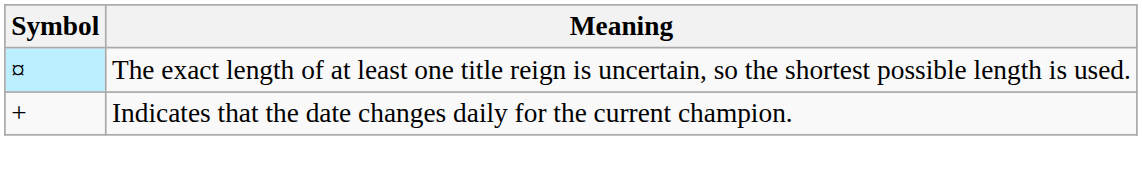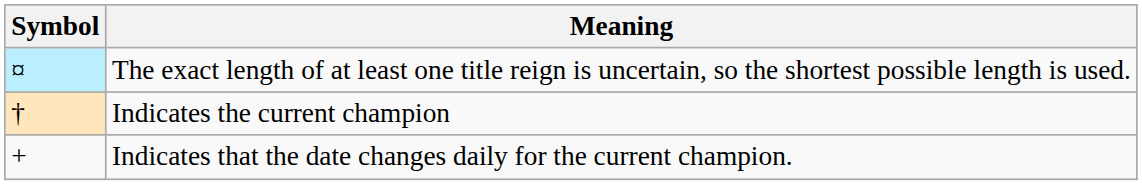+ row: (281, 112)
